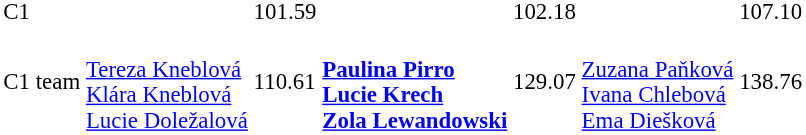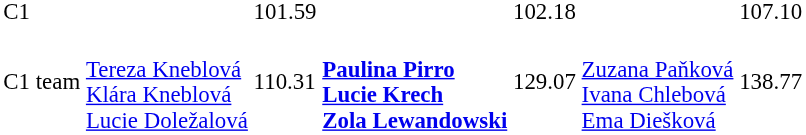(285, 82) 110.61 -> (285, 82) 110.31
(771, 82) 138.76 -> (771, 82) 138.77
